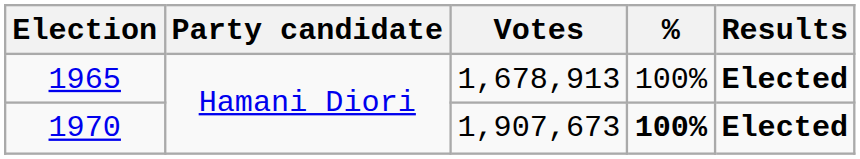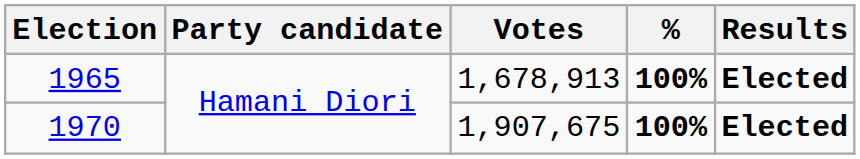(671, 79) normal -> (671, 79) bold
(539, 128) 1,907,673 -> (539, 128) 1,907,675
